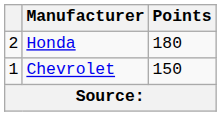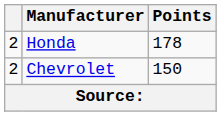(167, 45) 180 -> (167, 45) 178
(14, 71) 1 -> (14, 71) 2
